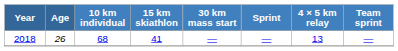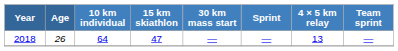(103, 38) 68 -> (103, 38) 64
(157, 38) 41 -> (157, 38) 47
